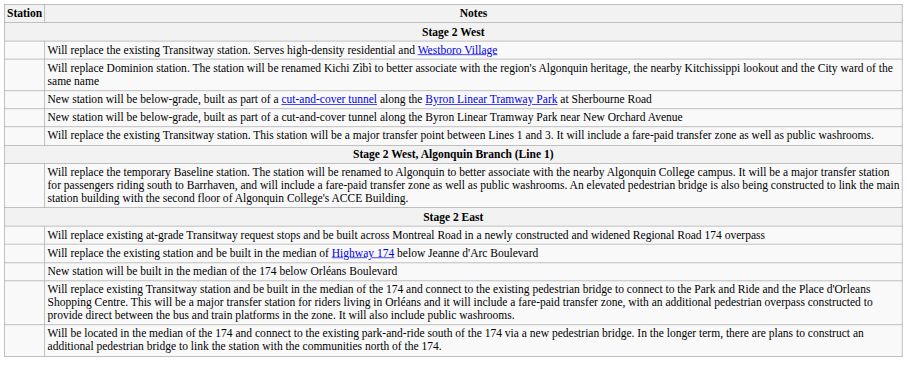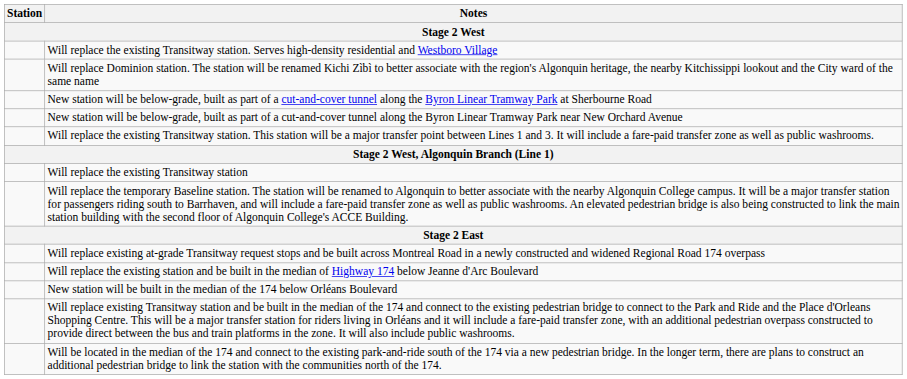+ row: (148, 172)
